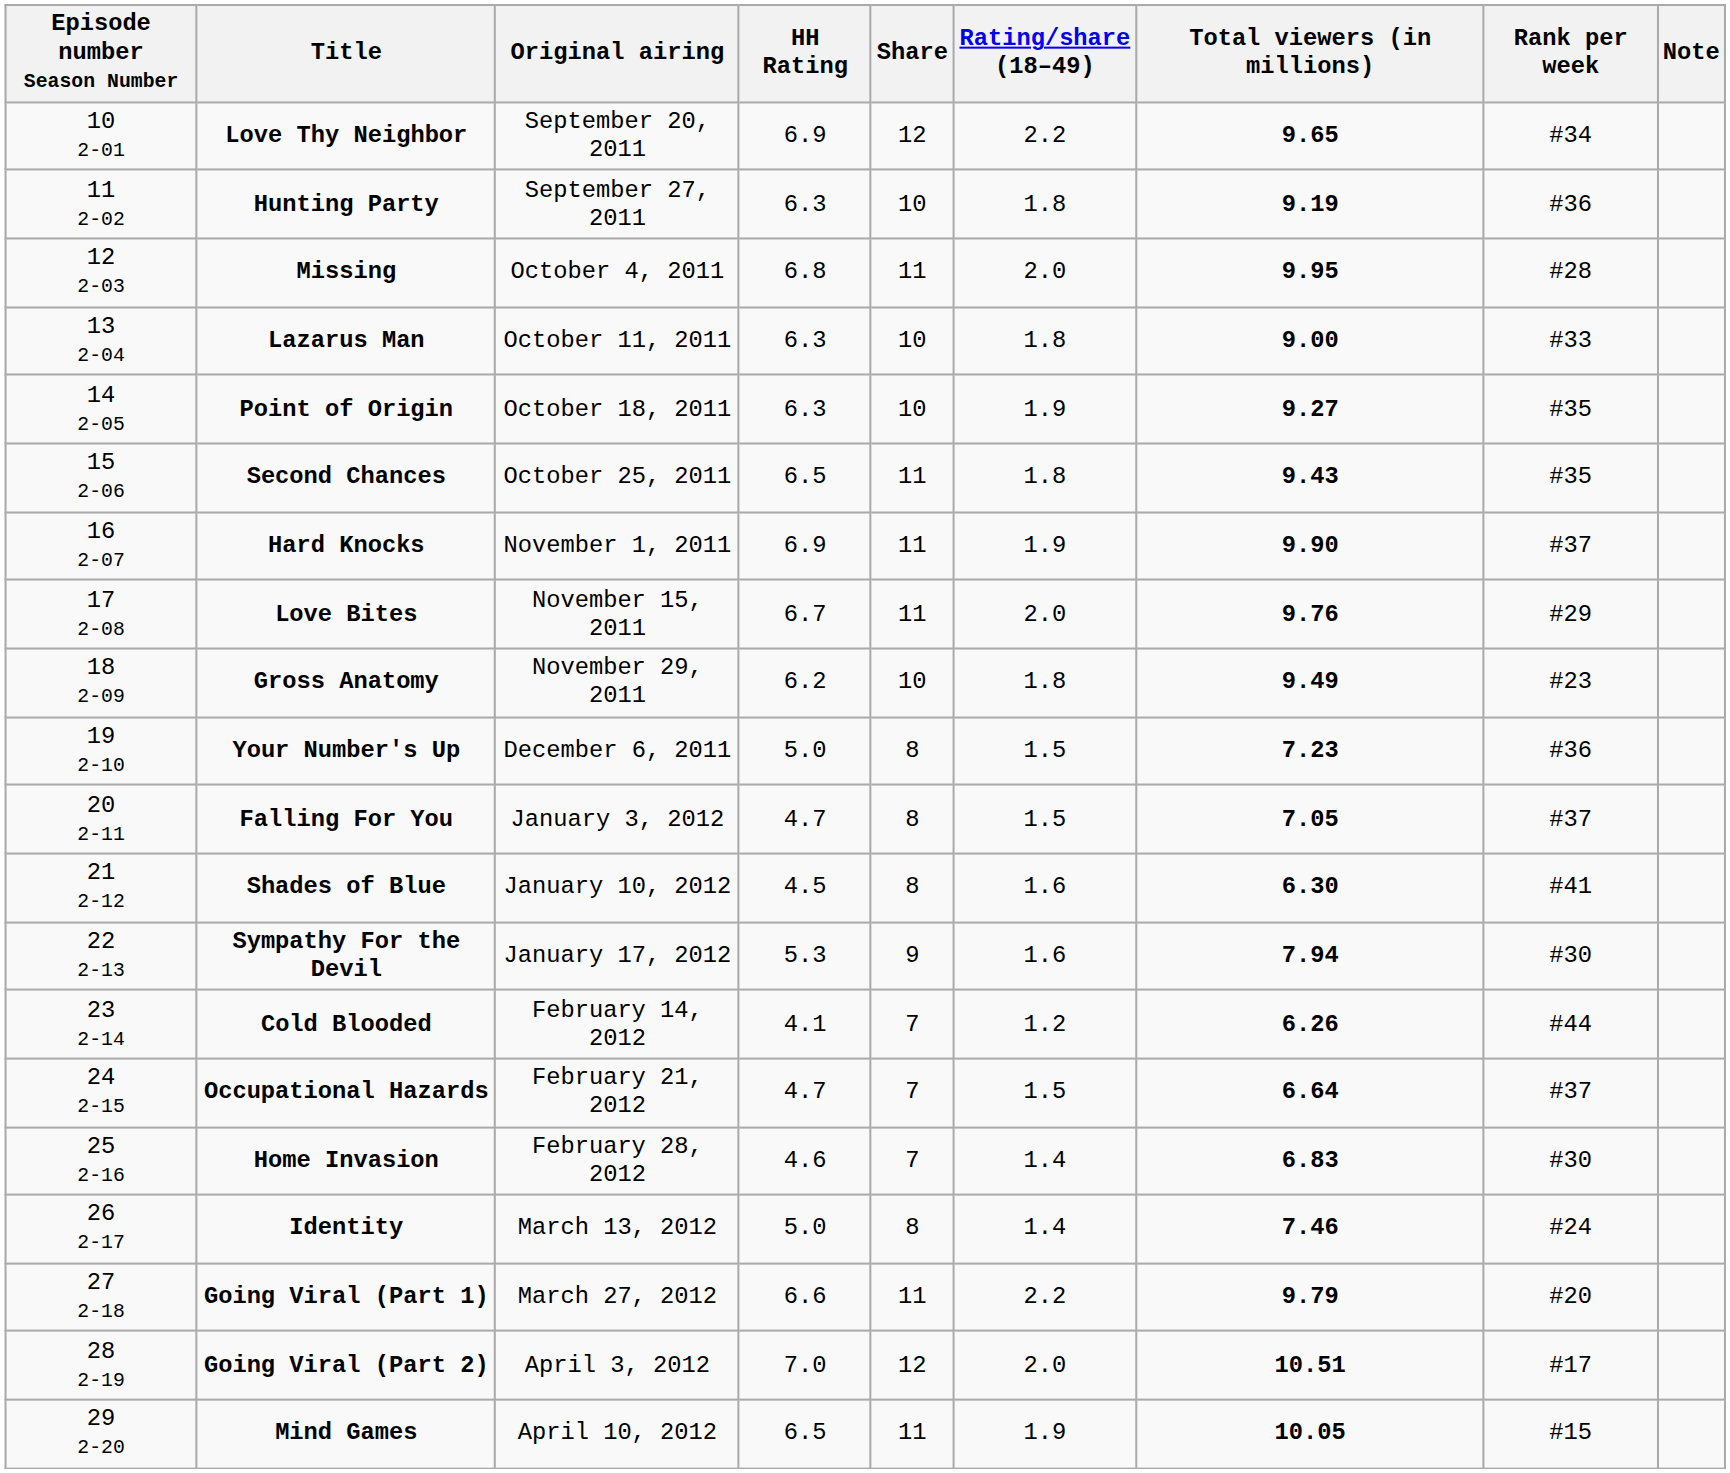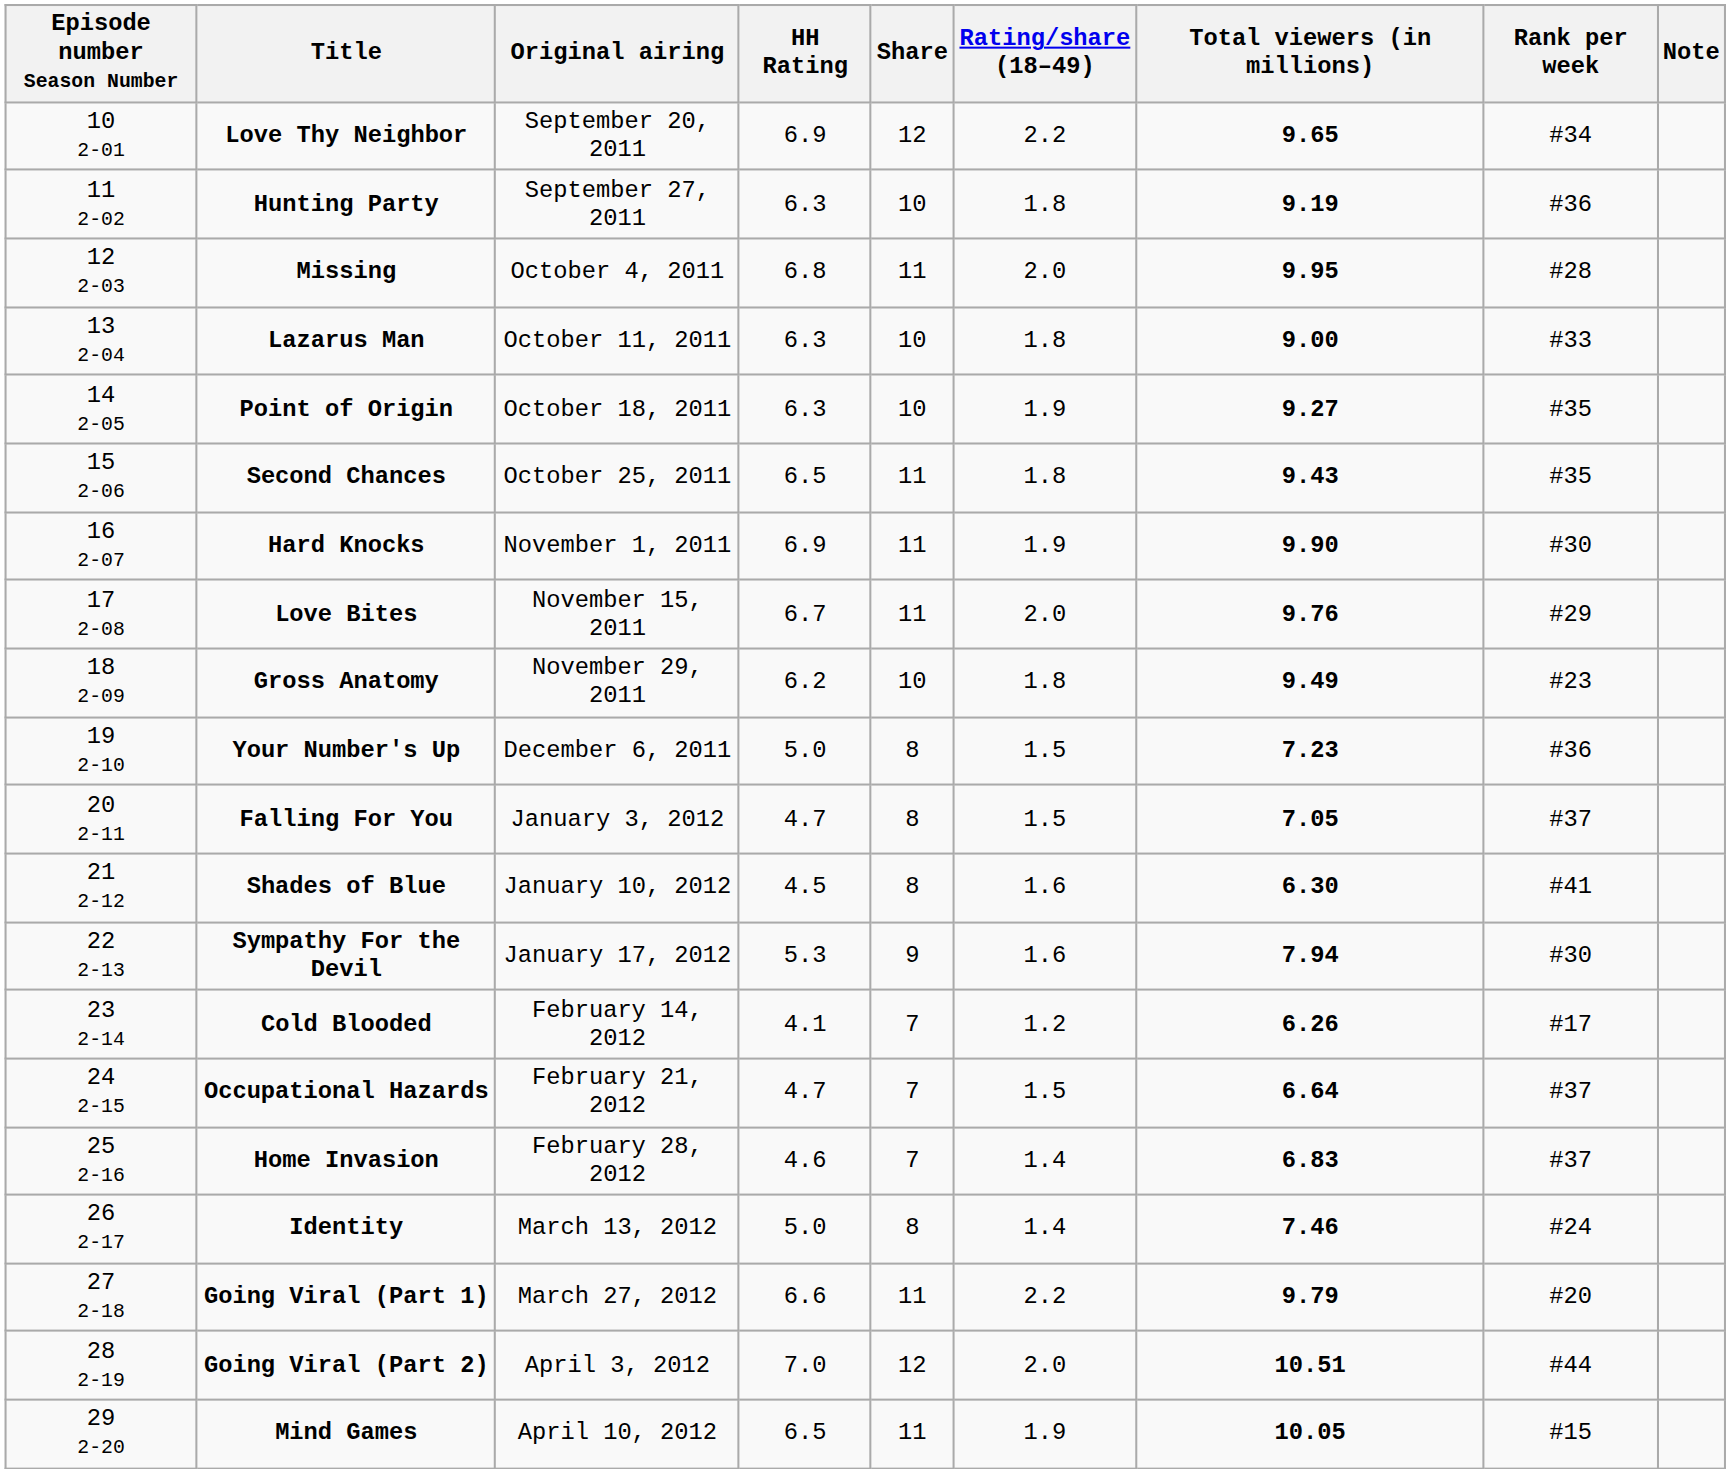(1571, 546) #37 -> (1571, 546) #30
(1571, 1024) #44 -> (1571, 1024) #17
(1571, 1160) #30 -> (1571, 1160) #37
(1571, 1365) #17 -> (1571, 1365) #44
